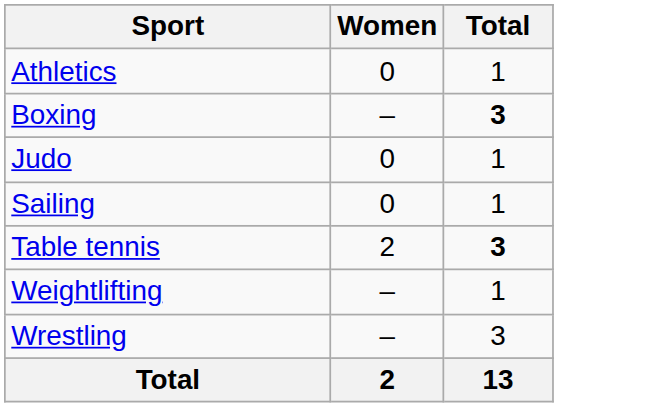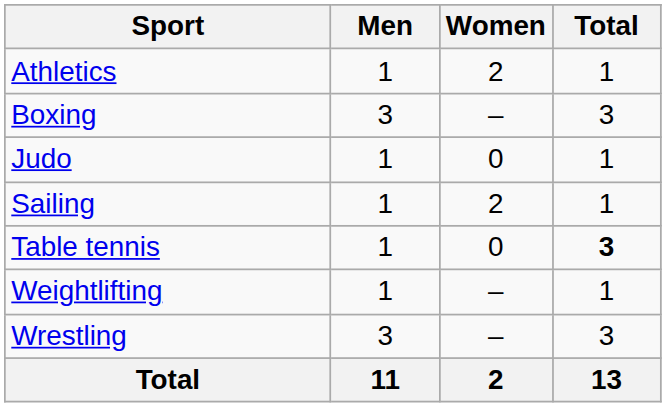+ column: (385, 26)
(387, 70) 0 -> (496, 70) 2
(498, 114) bold -> (607, 114) normal
(387, 203) 0 -> (496, 203) 2
(387, 247) 2 -> (496, 247) 0
